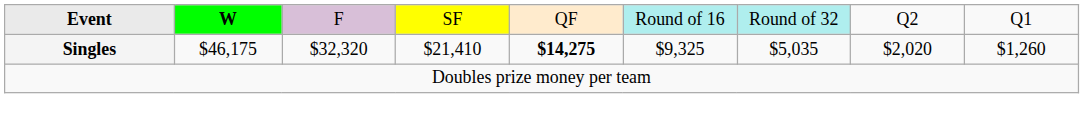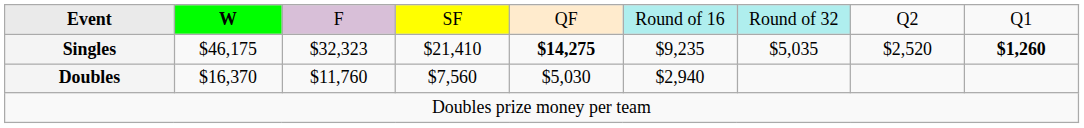(339, 49) $32,320 -> (339, 49) $32,323
(680, 49) $9,325 -> (680, 49) $9,235
(907, 49) $2,020 -> (907, 49) $2,520
(1021, 49) normal -> (1021, 49) bold
+ row: (89, 78)
